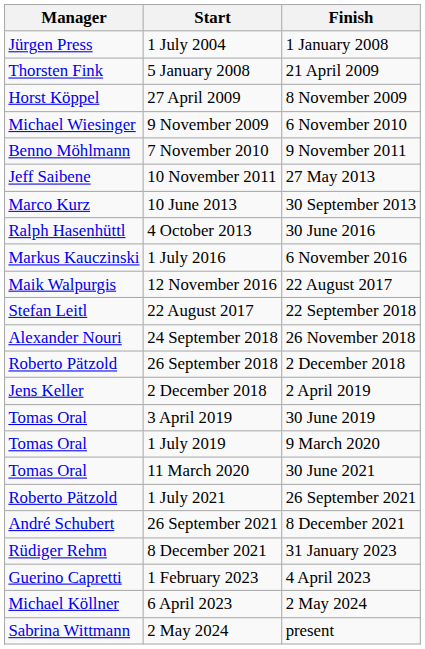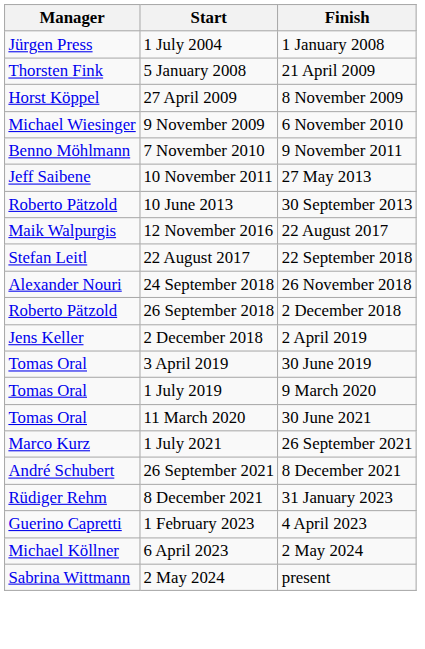(49, 204) Marco Kurz -> (63, 204) Roberto Pätzold
- row: (199, 230)
- row: (186, 257)
(63, 497) Roberto Pätzold -> (49, 444) Marco Kurz
